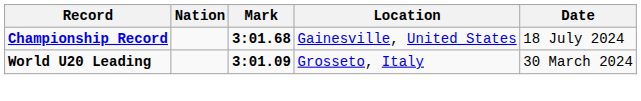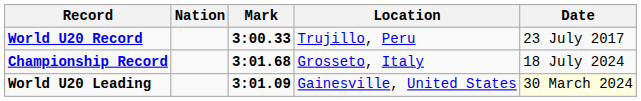+ row: (75, 39)
(407, 39) Gainesville, United States -> (361, 62) Grosseto, Italy
(361, 62) Grosseto, Italy -> (407, 85) Gainesville, United States
(578, 62) no background -> (578, 85) lightyellow background
